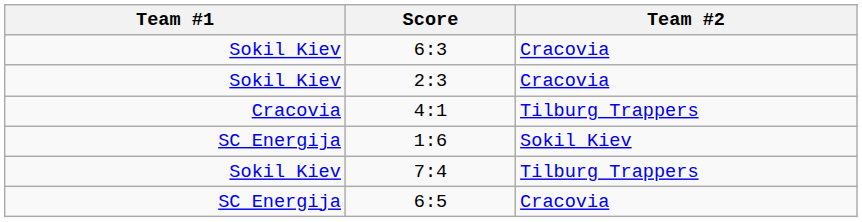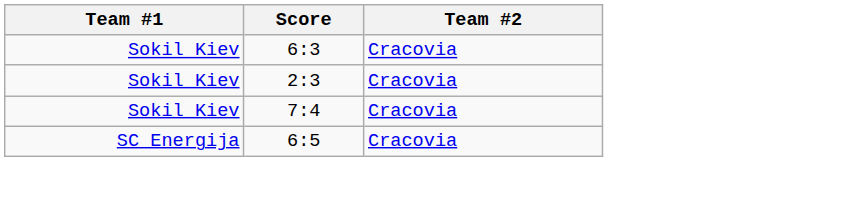- row: (430, 111)
- row: (430, 141)
(609, 171) Tilburg Trappers -> (413, 111) Cracovia
